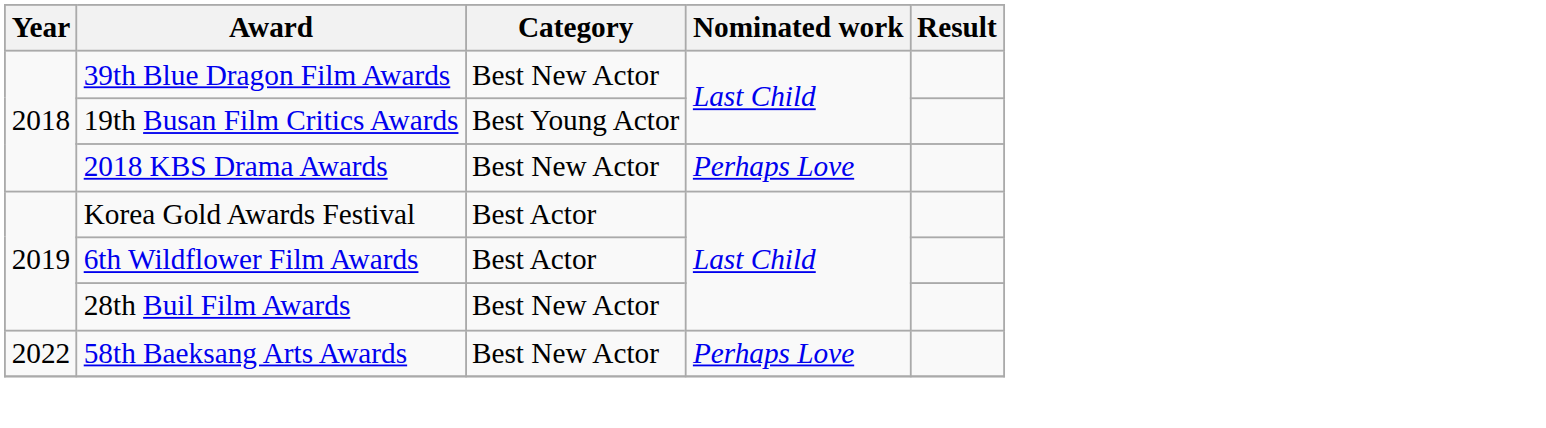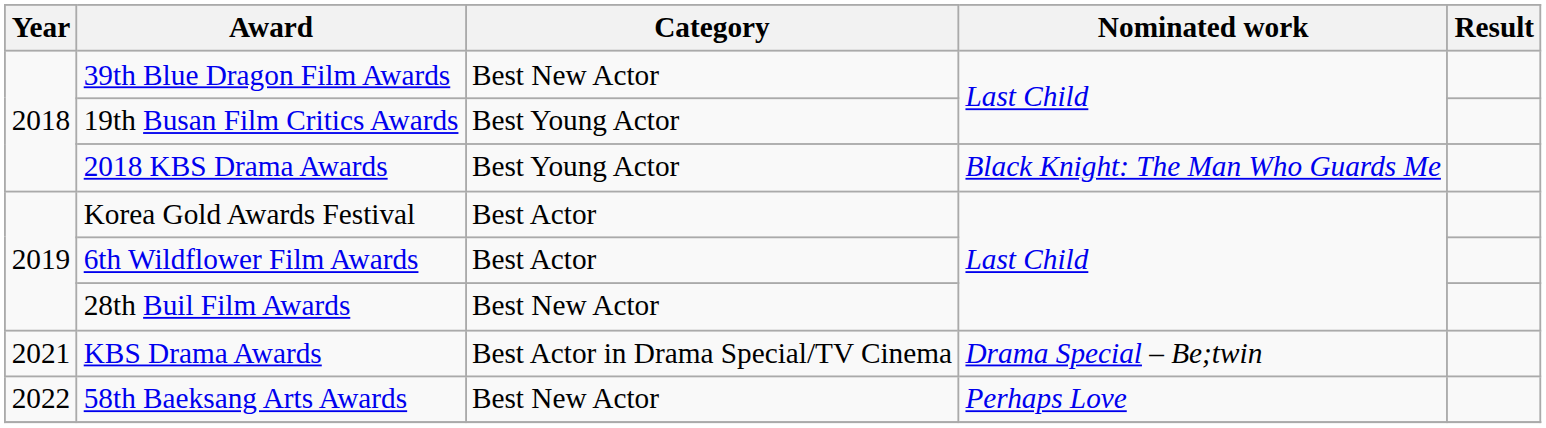(565, 167) Best New Actor -> (576, 167) Best Young Actor
(774, 167) Perhaps Love -> (1203, 167) Black Knight: The Man Who Guards Me
+ row: (203, 352)
